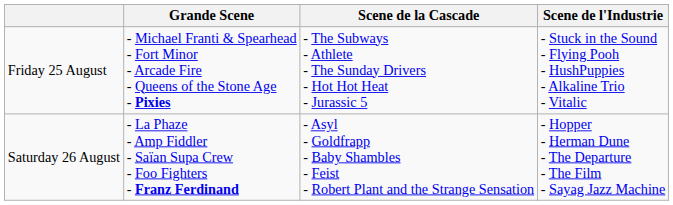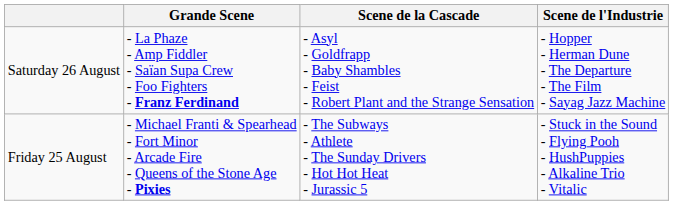rows swapped: (57, 70) <-> (64, 157)
